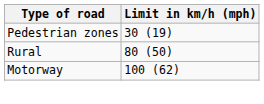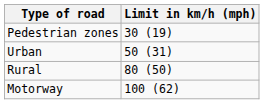+ row: (25, 52)
